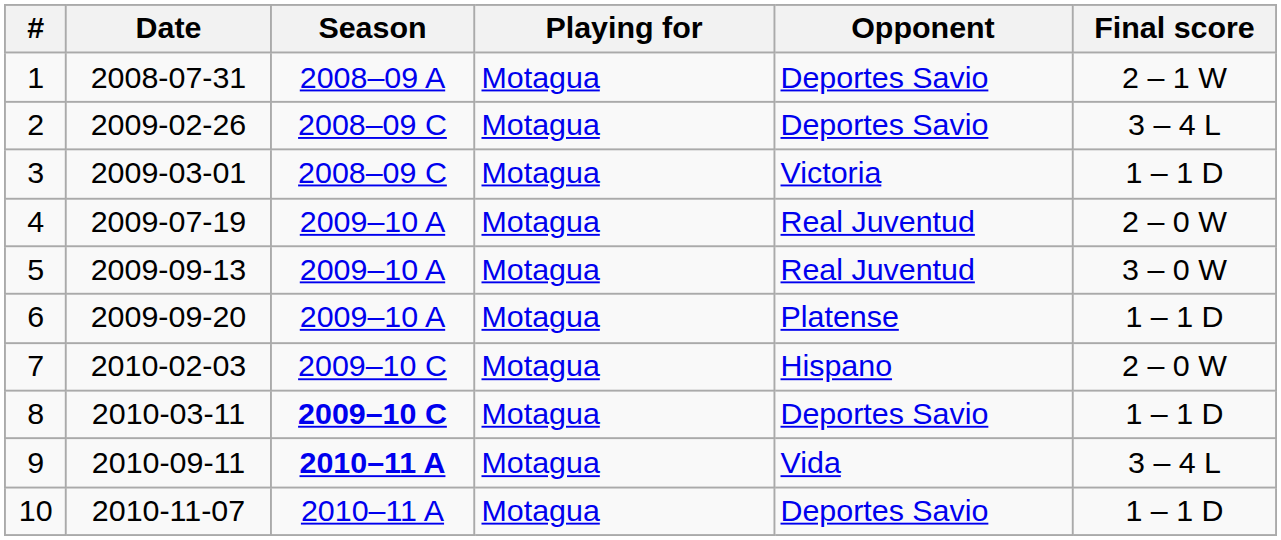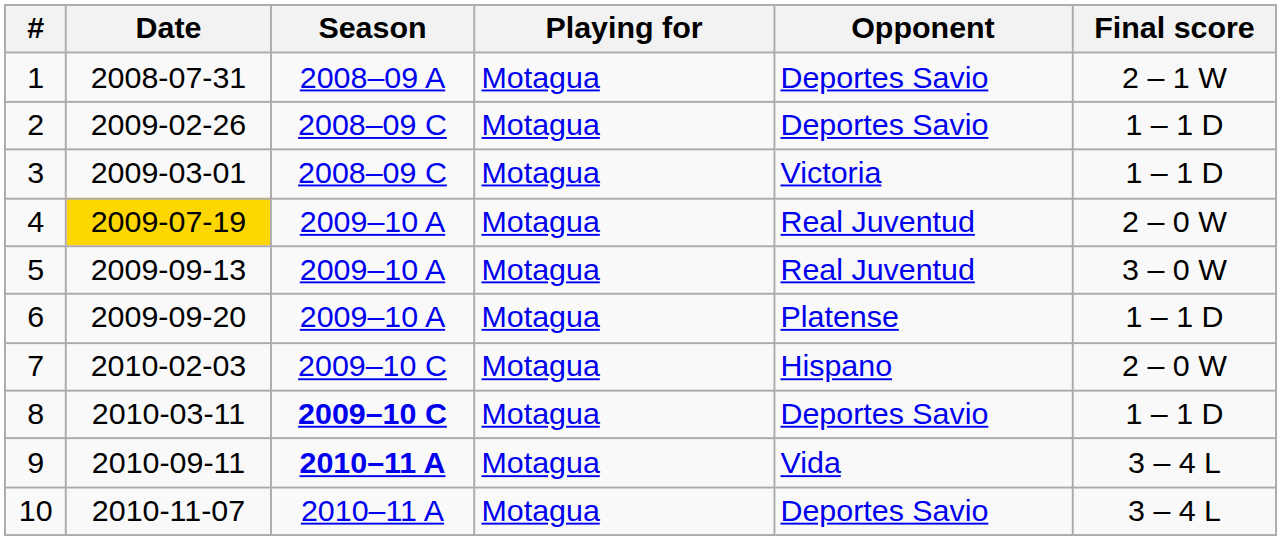(1175, 125) 3 – 4 L -> (1175, 125) 1 – 1 D
(168, 221) no background -> (168, 221) gold background
(1175, 510) 1 – 1 D -> (1175, 510) 3 – 4 L
